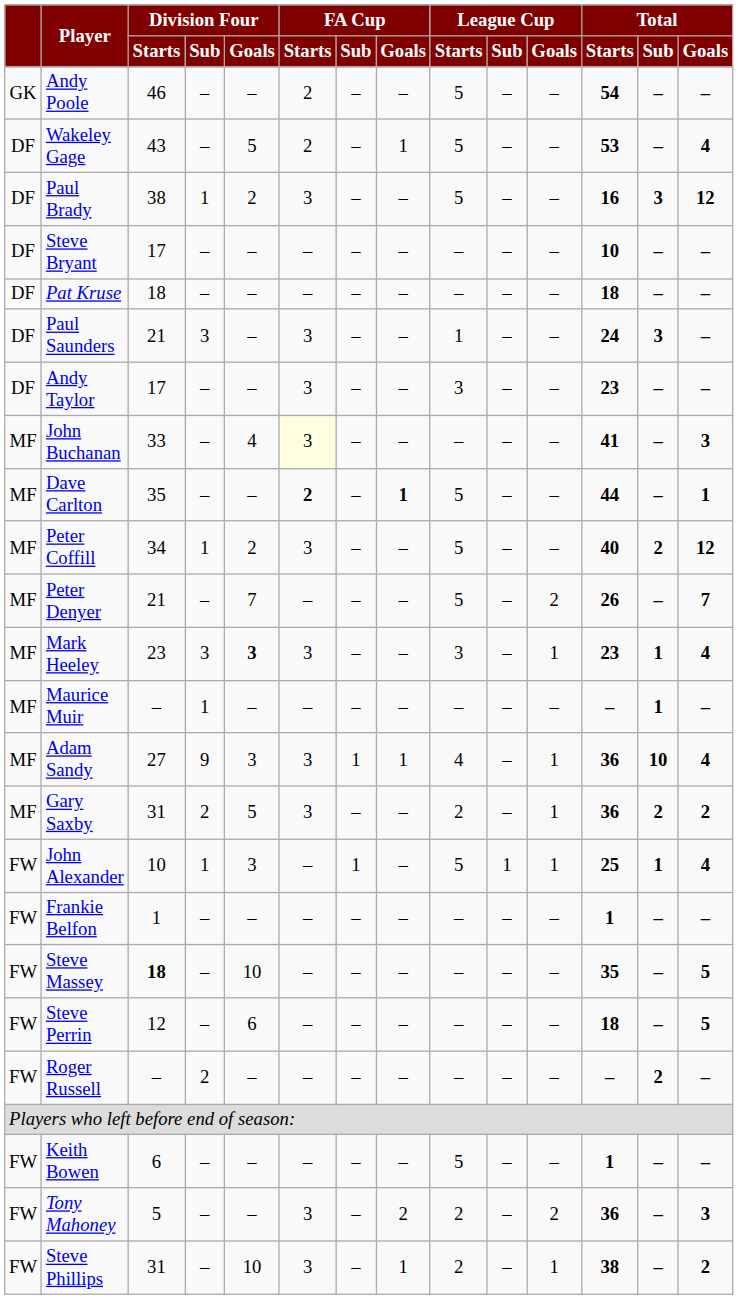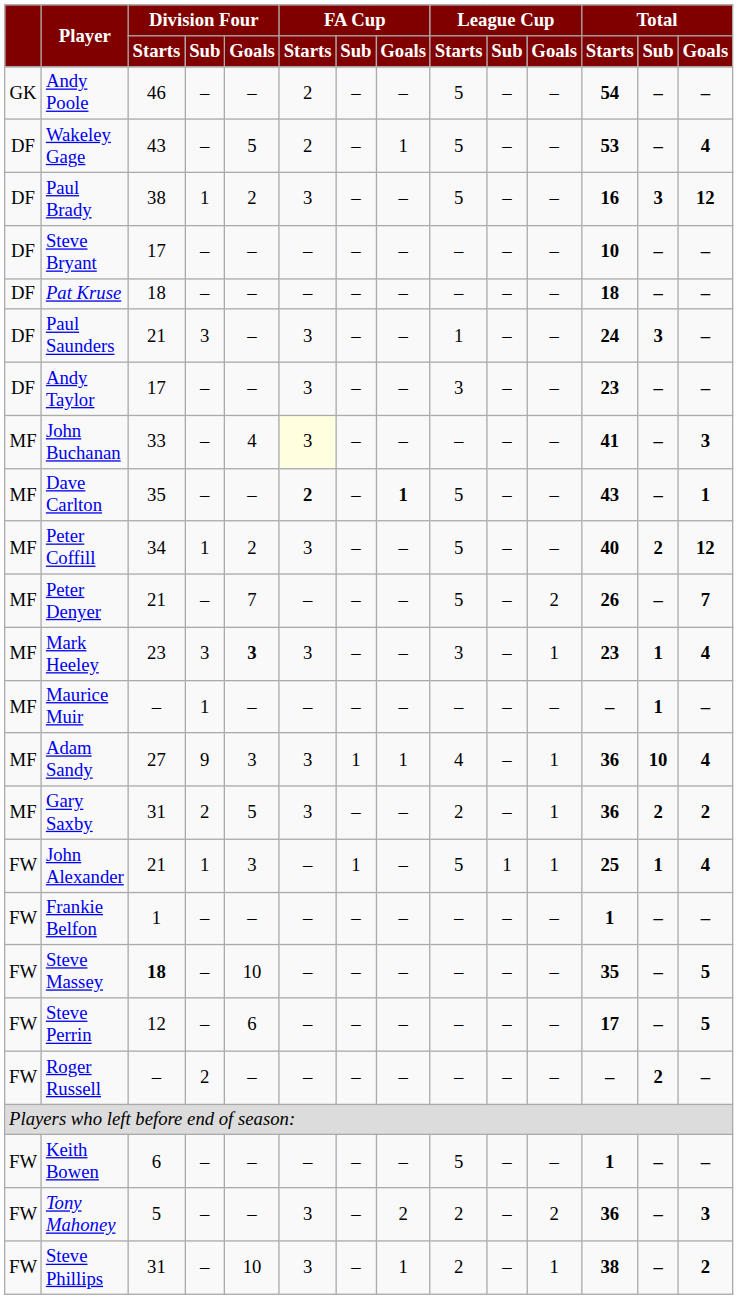(610, 494) 44 -> (610, 494) 43
(156, 865) 10 -> (156, 865) 21
(610, 1024) 18 -> (610, 1024) 17
